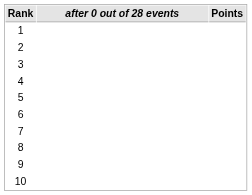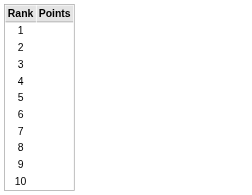- column: (122, 14)
